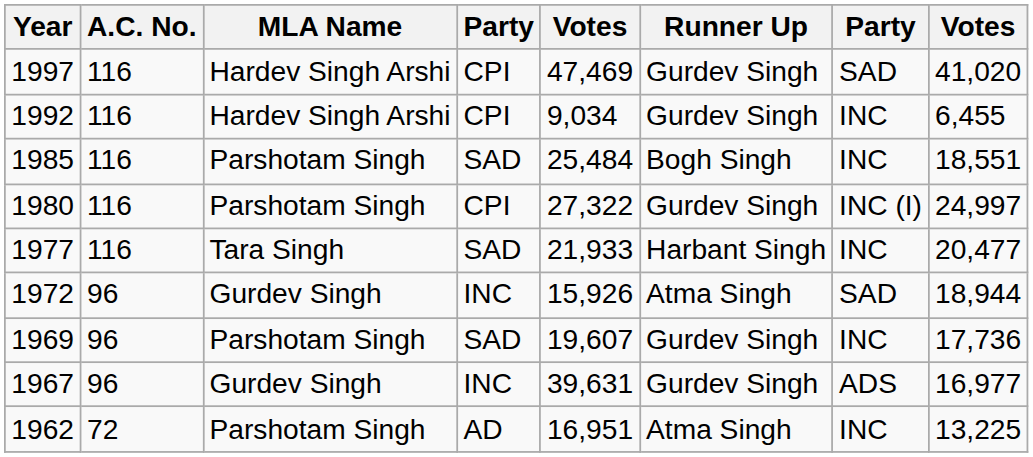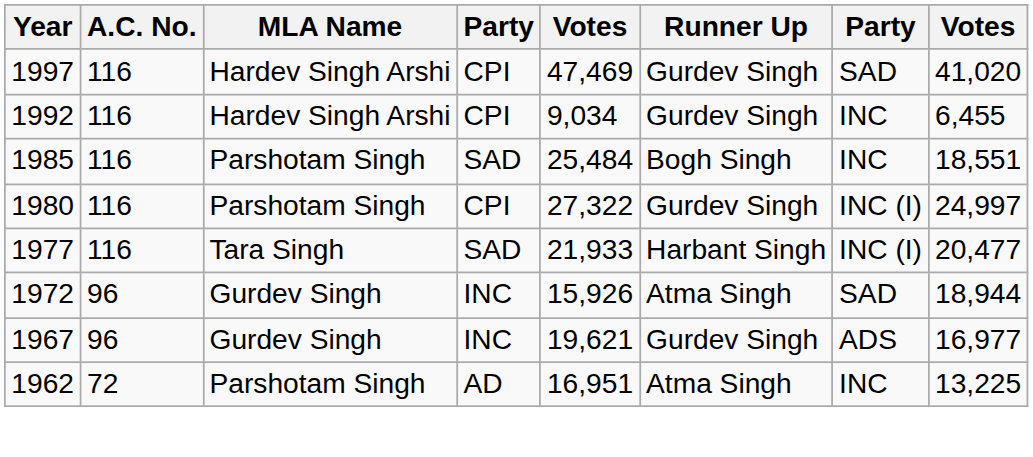(863, 250) INC -> (881, 250) INC (I)
- row: (43, 339)
(590, 384) 39,631 -> (590, 339) 19,621
